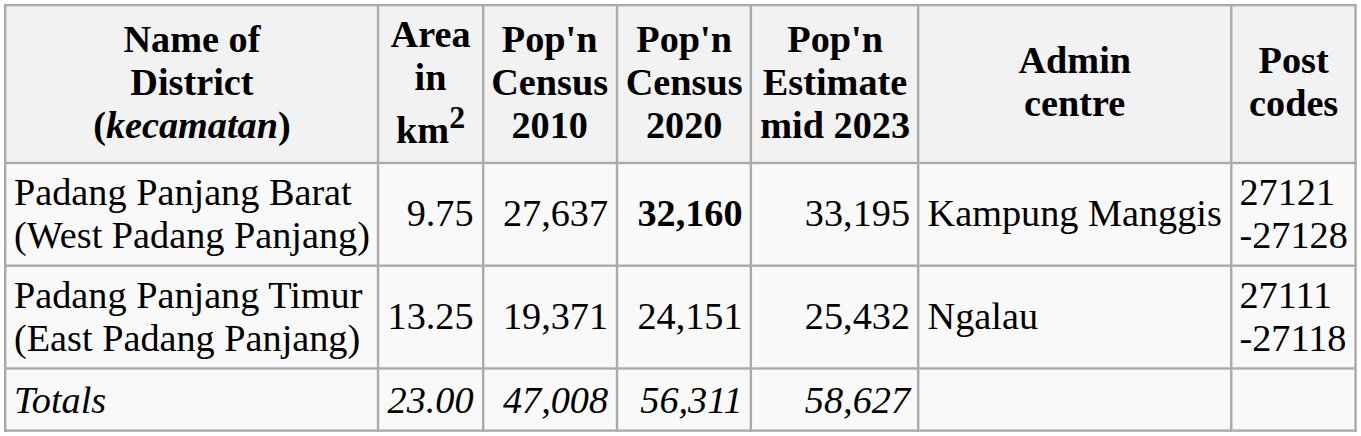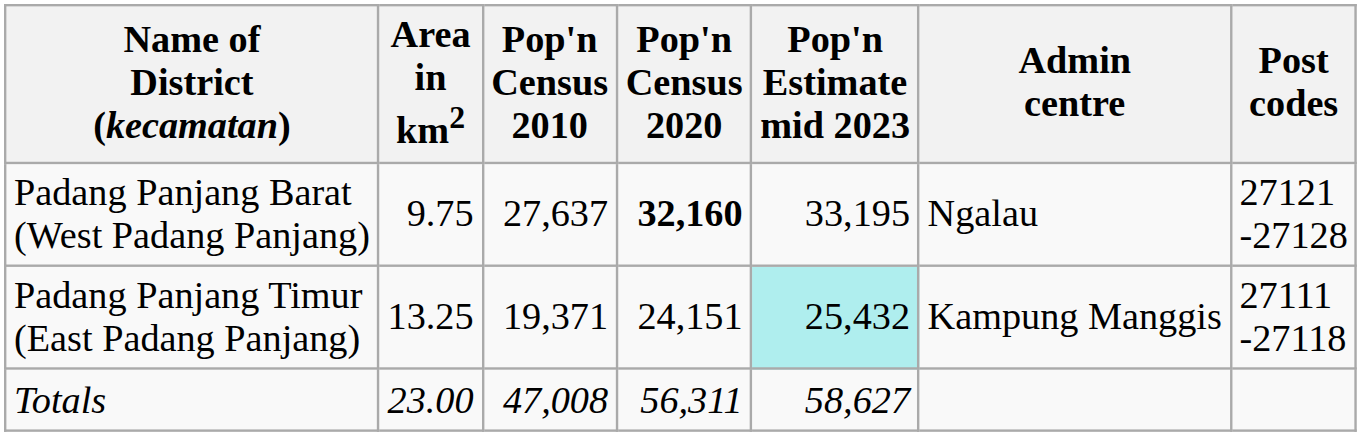(1075, 213) Kampung Manggis -> (983, 213) Ngalau
(857, 317) no background -> (857, 317) paleturquoise background
(983, 317) Ngalau -> (1075, 317) Kampung Manggis
